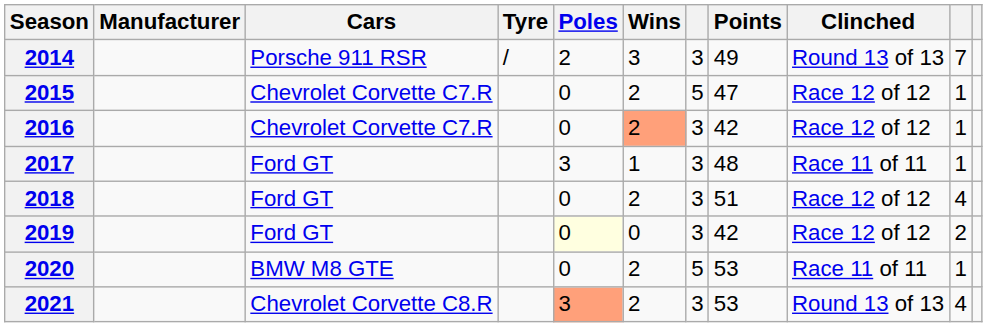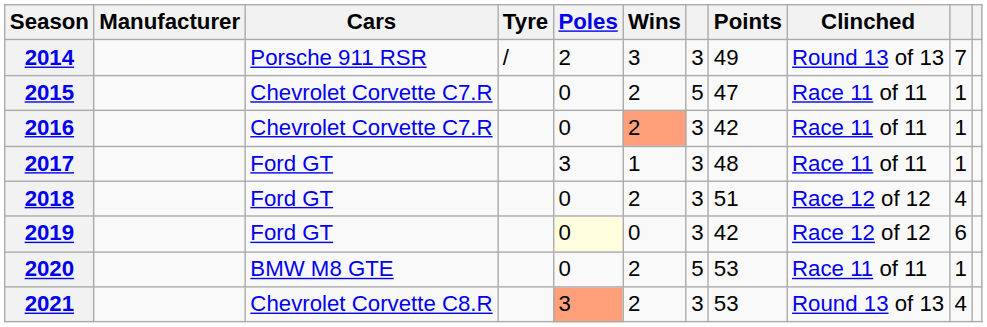(861, 92) Race 12 of 12 -> (860, 92) Race 11 of 11
(861, 127) Race 12 of 12 -> (860, 127) Race 11 of 11
(961, 233) 2 -> (961, 233) 6
